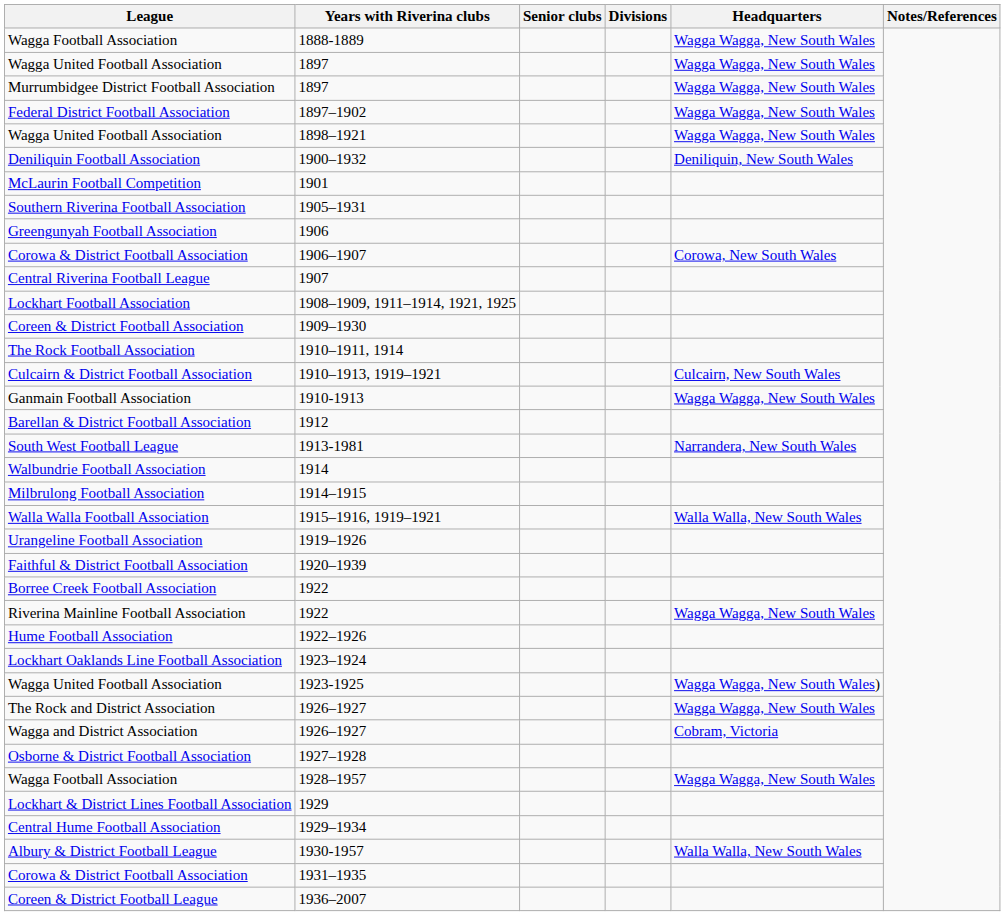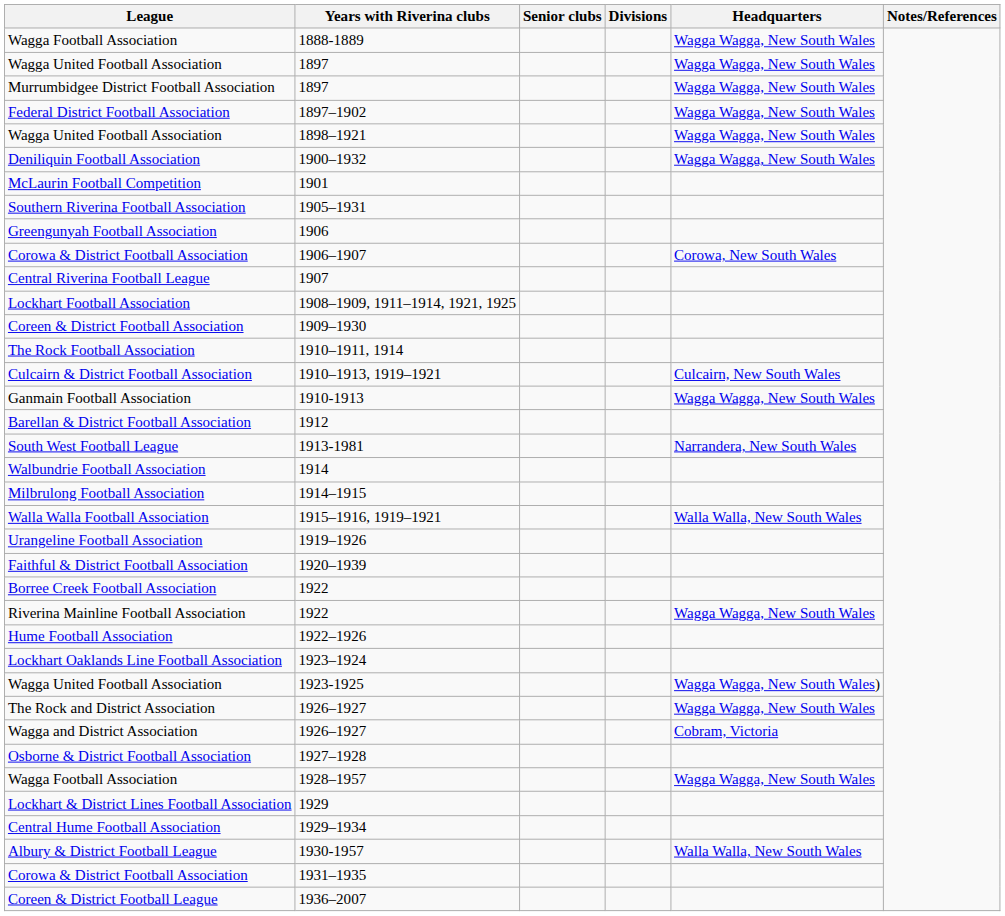(764, 159) Deniliquin, New South Wales -> (774, 159) Wagga Wagga, New South Wales
